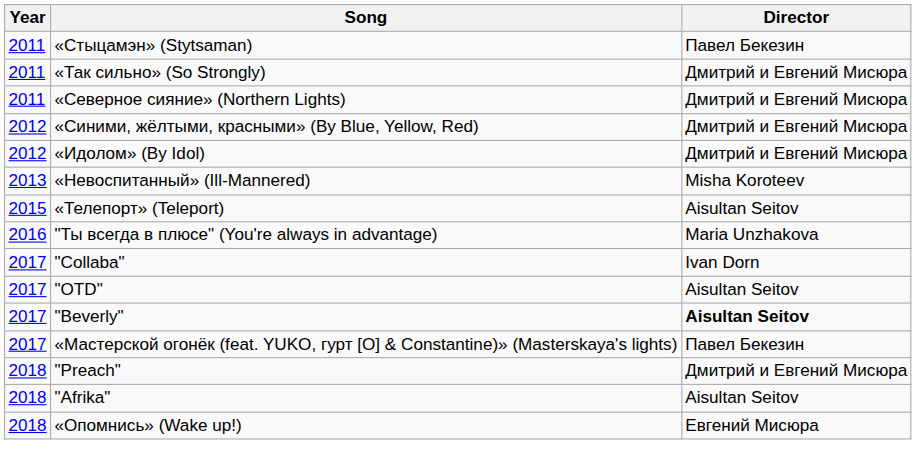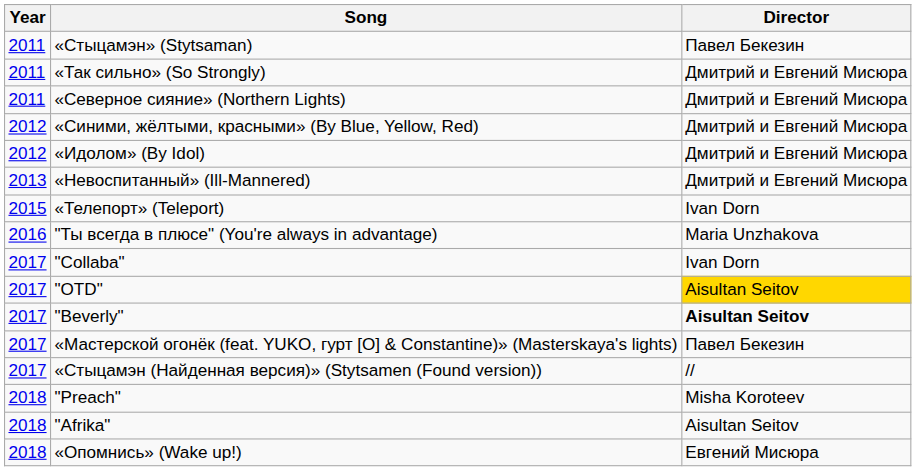(745, 180) Misha Koroteev -> (796, 180) Дмитрий и Евгений Мисюра
(742, 208) Aisultan Seitov -> (722, 208) Ivan Dorn
(742, 289) no background -> (742, 289) gold background
+ row: (298, 371)
(796, 371) Дмитрий и Евгений Мисюра -> (745, 398) Misha Koroteev
